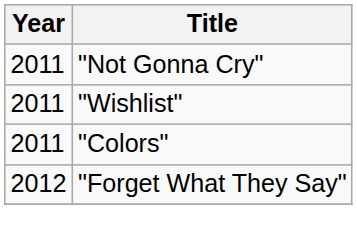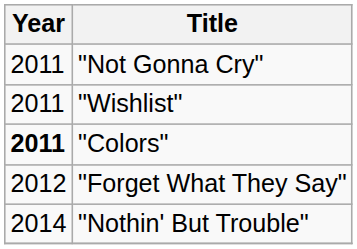(38, 143) normal -> (38, 143) bold
+ row: (193, 223)
